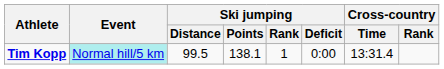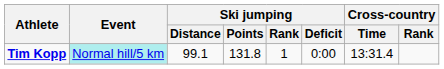(195, 54) 99.5 -> (195, 54) 99.1
(245, 54) 138.1 -> (245, 54) 131.8
